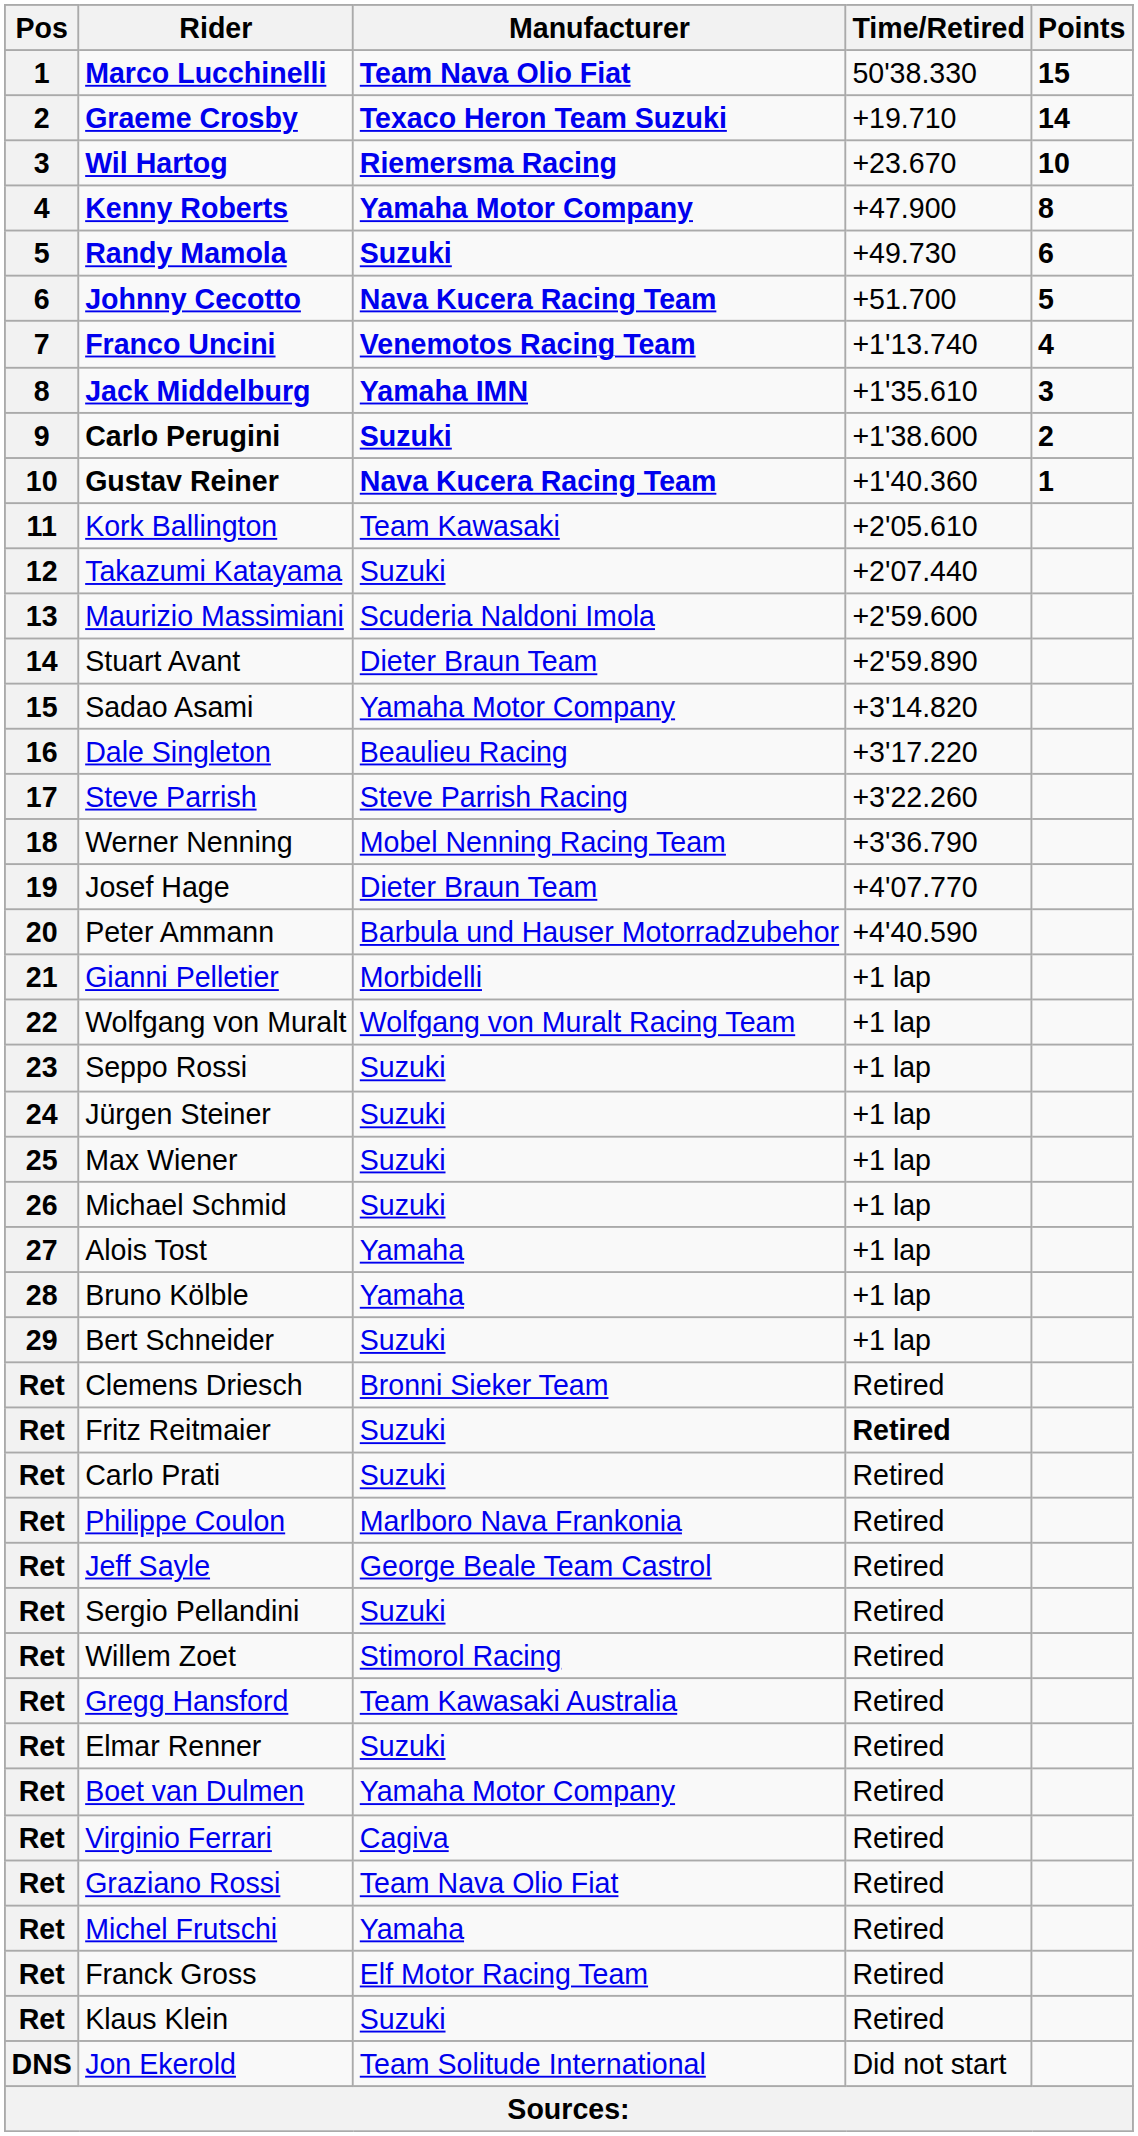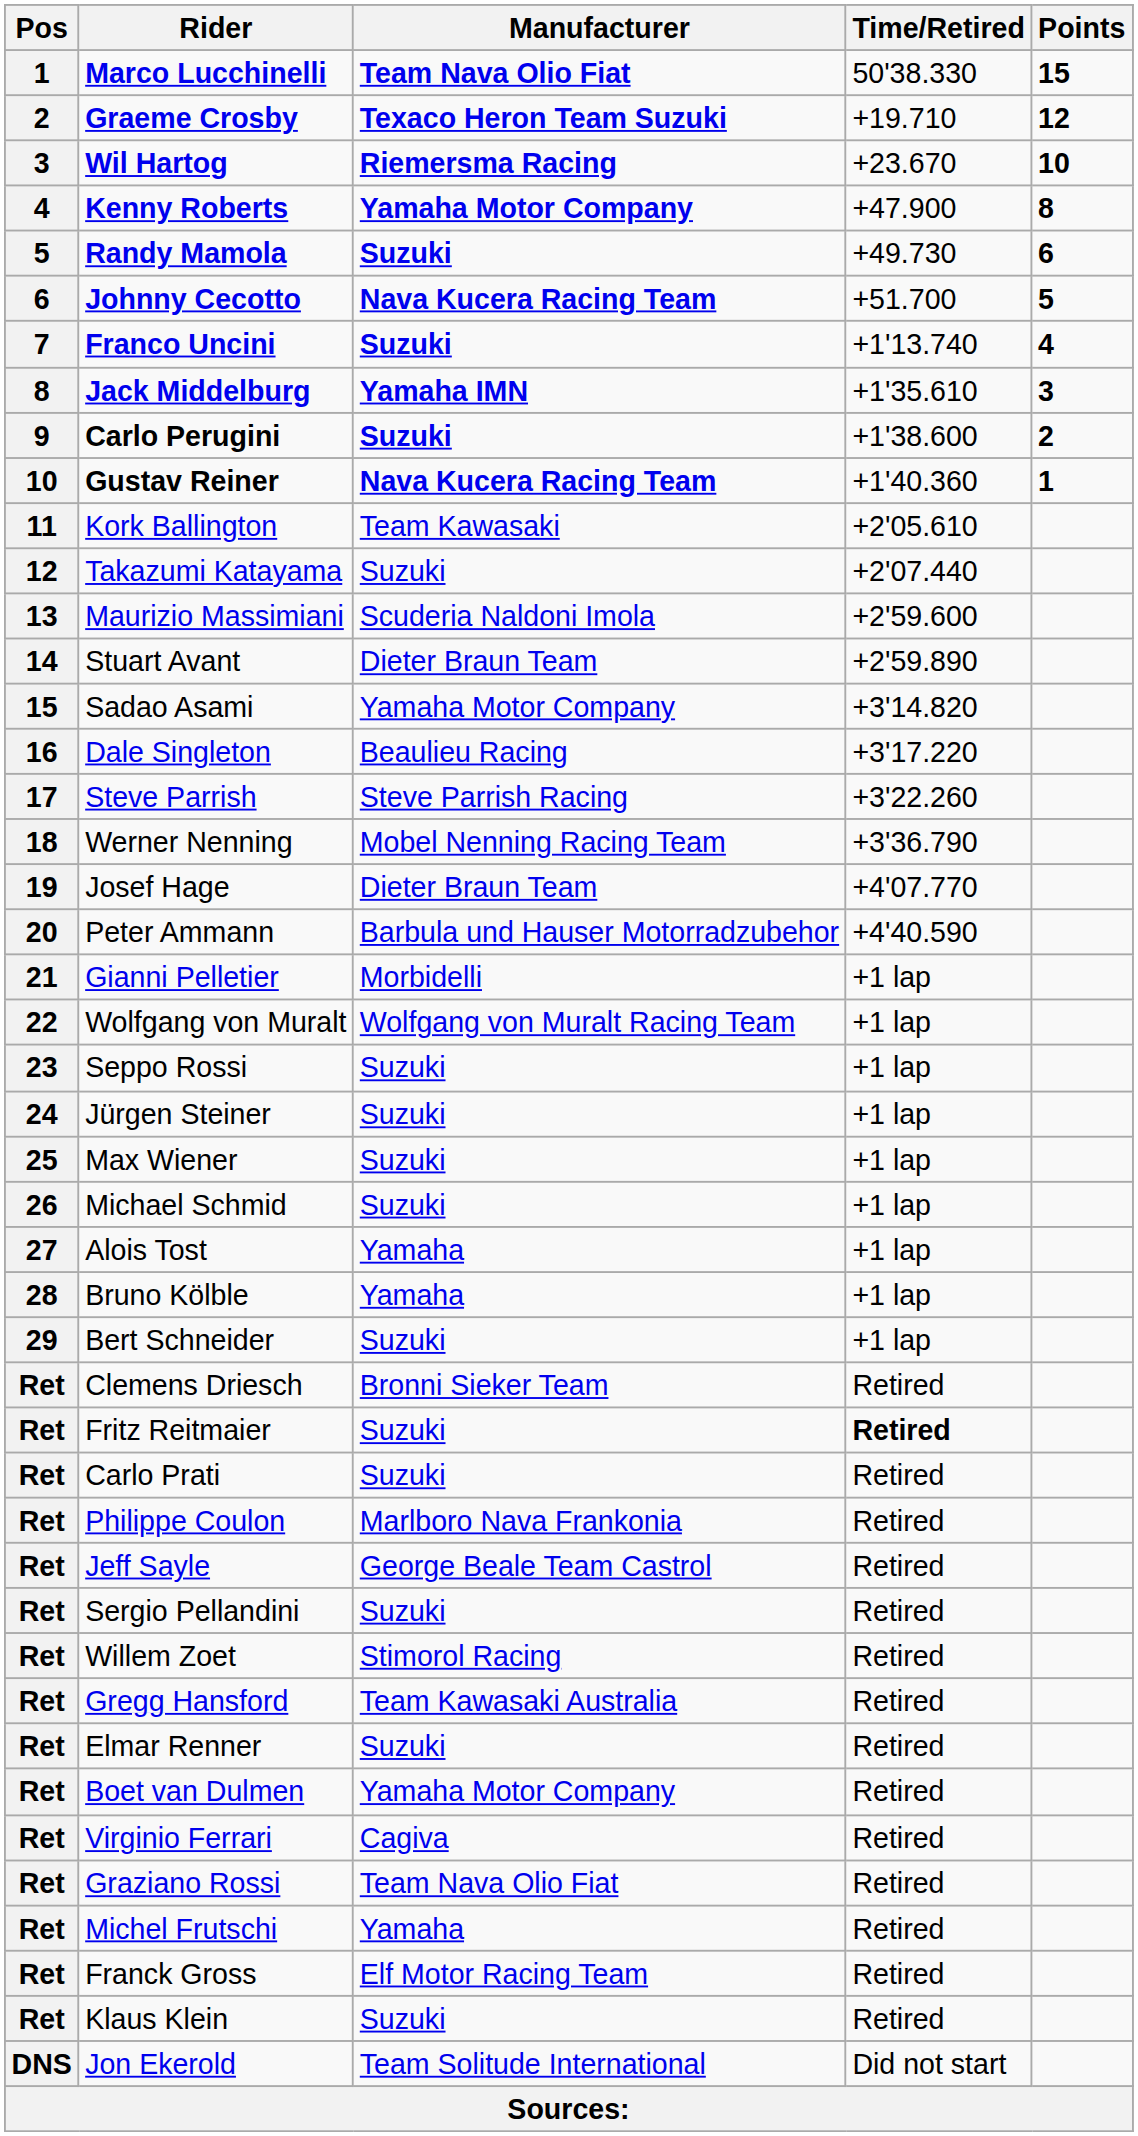(1054, 118) 14 -> (1054, 118) 12
(528, 344) Venemotos Racing Team -> (406, 344) Suzuki
